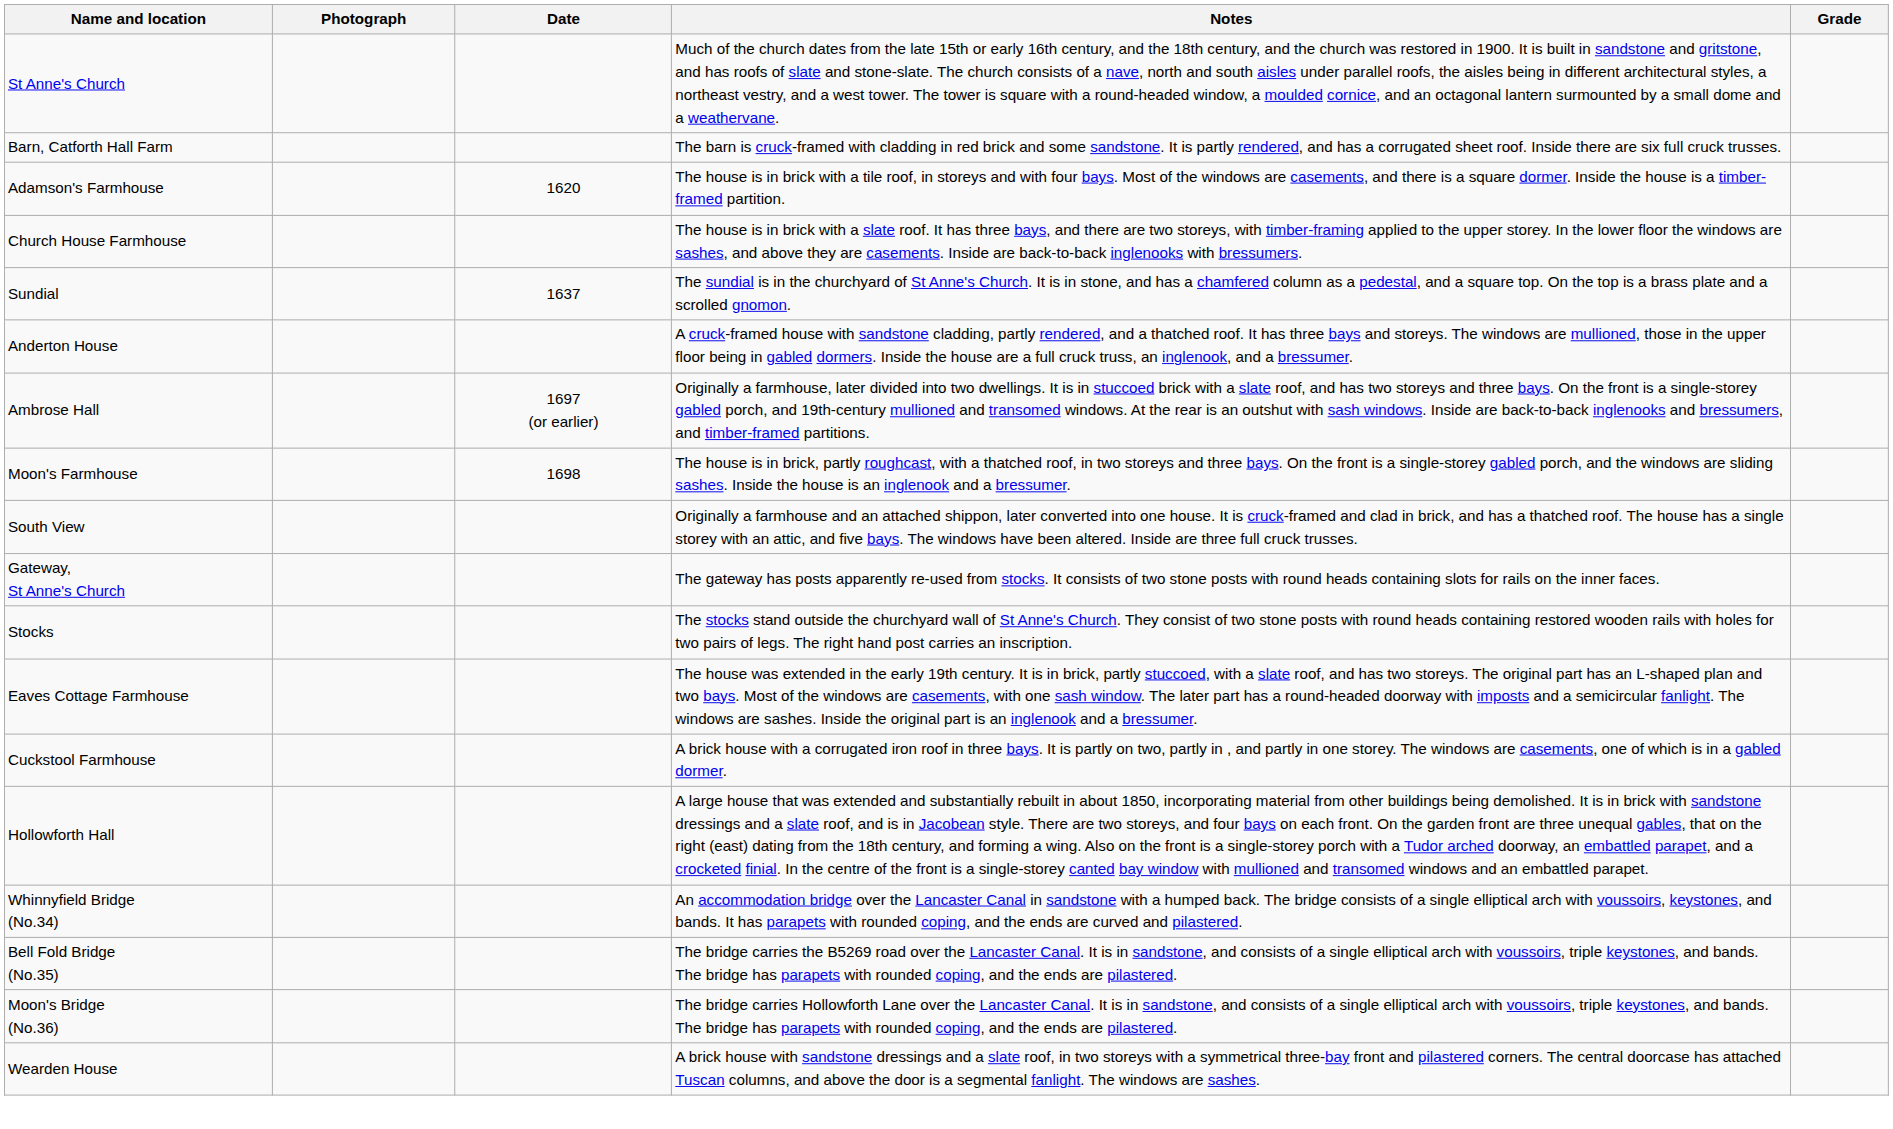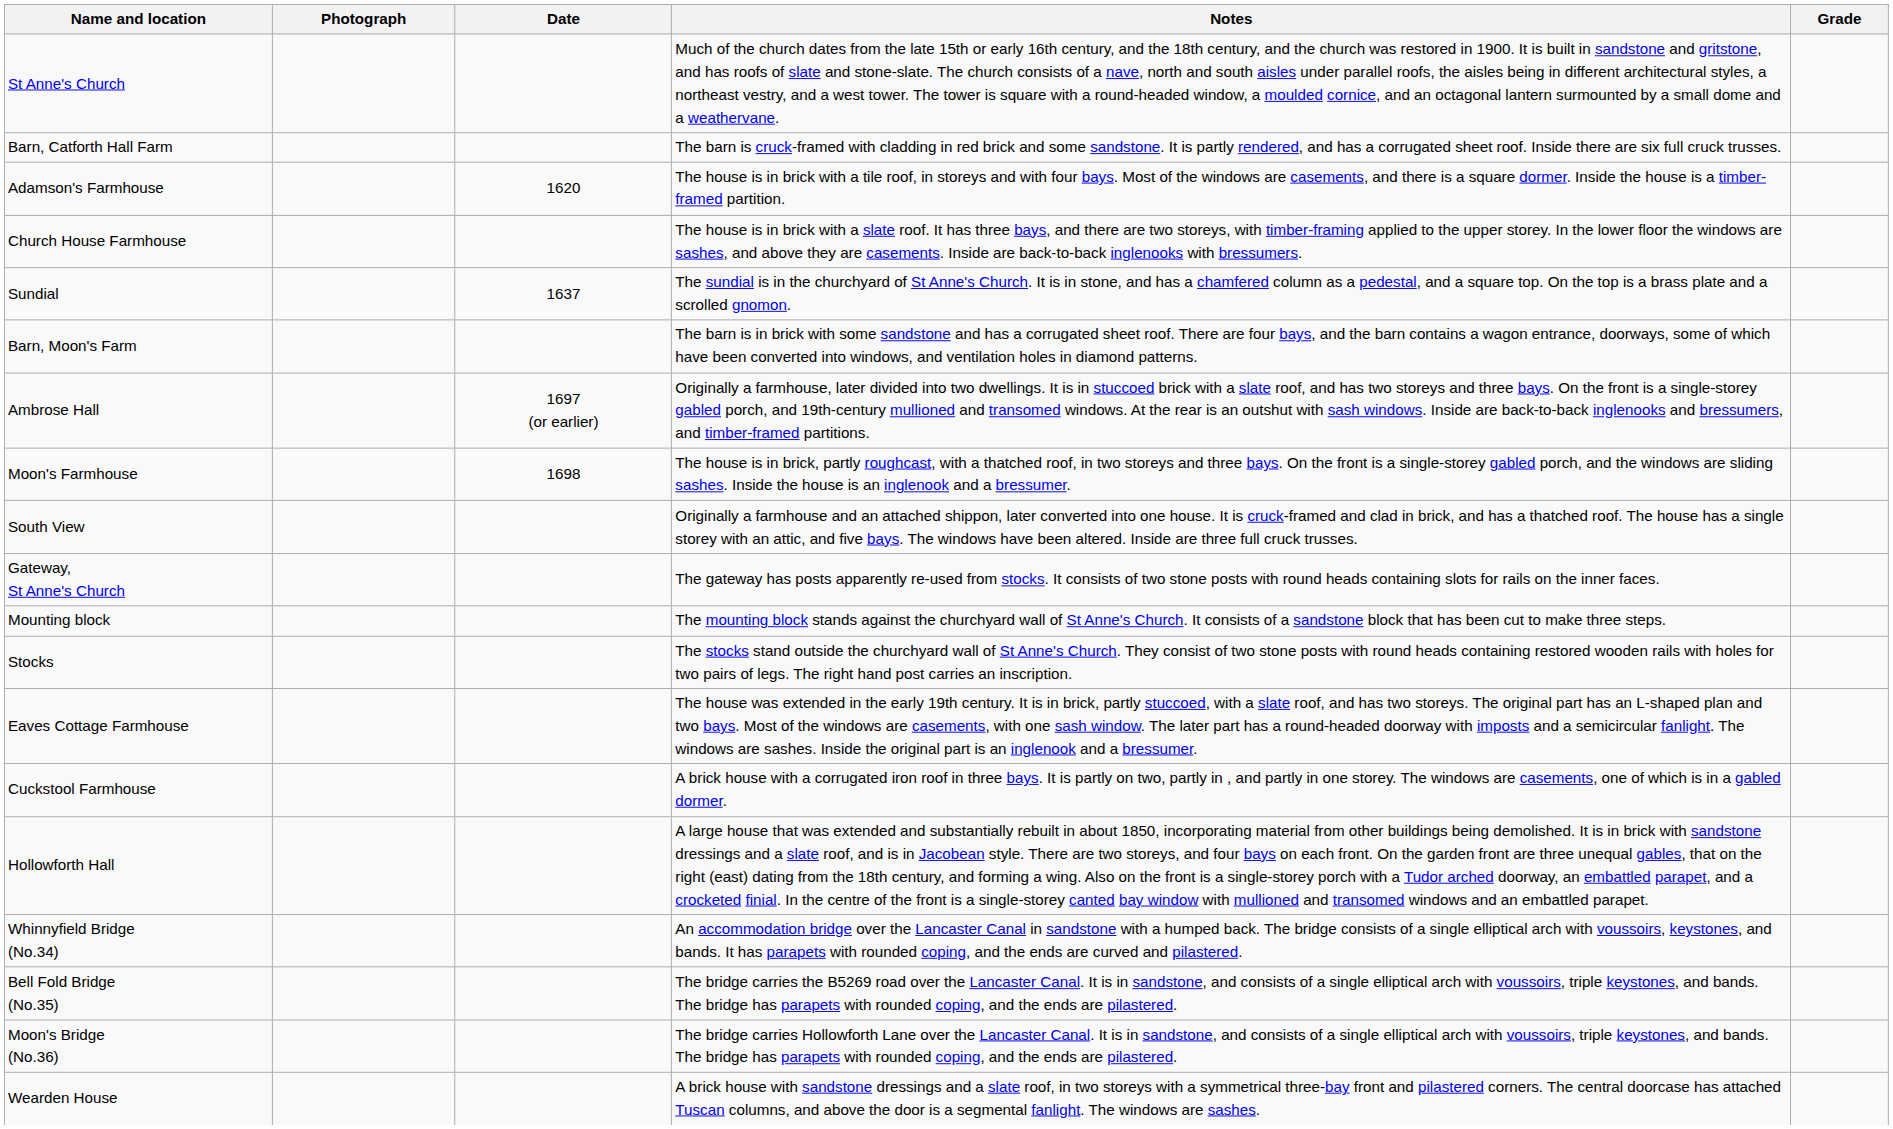- row: (63, 346)
+ row: (72, 346)
+ row: (59, 620)
